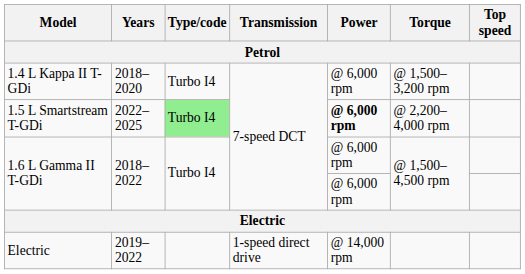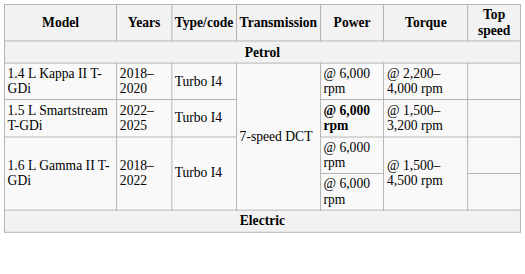(422, 81) @ 1,500–3,200 rpm -> (415, 81) @ 2,200–4,000 rpm
(192, 118) lightgreen background -> (198, 118) no background
(422, 118) @ 2,200–4,000 rpm -> (415, 118) @ 1,500–3,200 rpm
- row: (29, 250)
